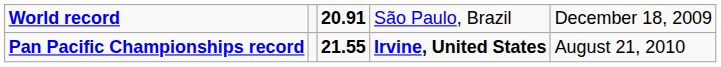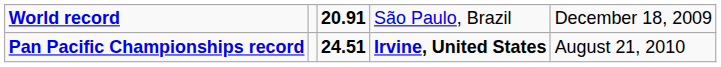(343, 47) 21.55 -> (343, 47) 24.51
